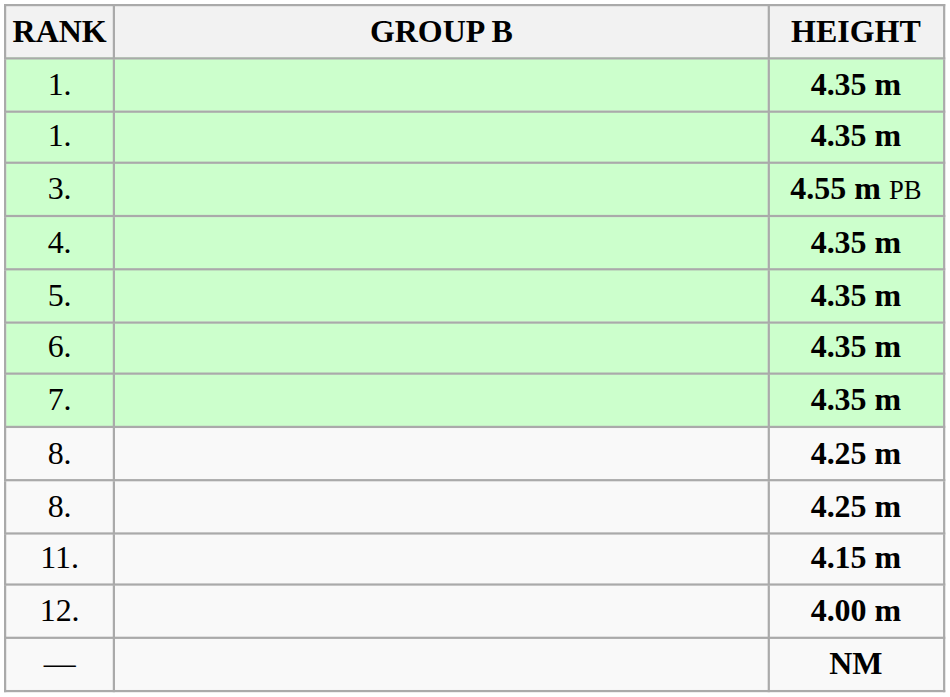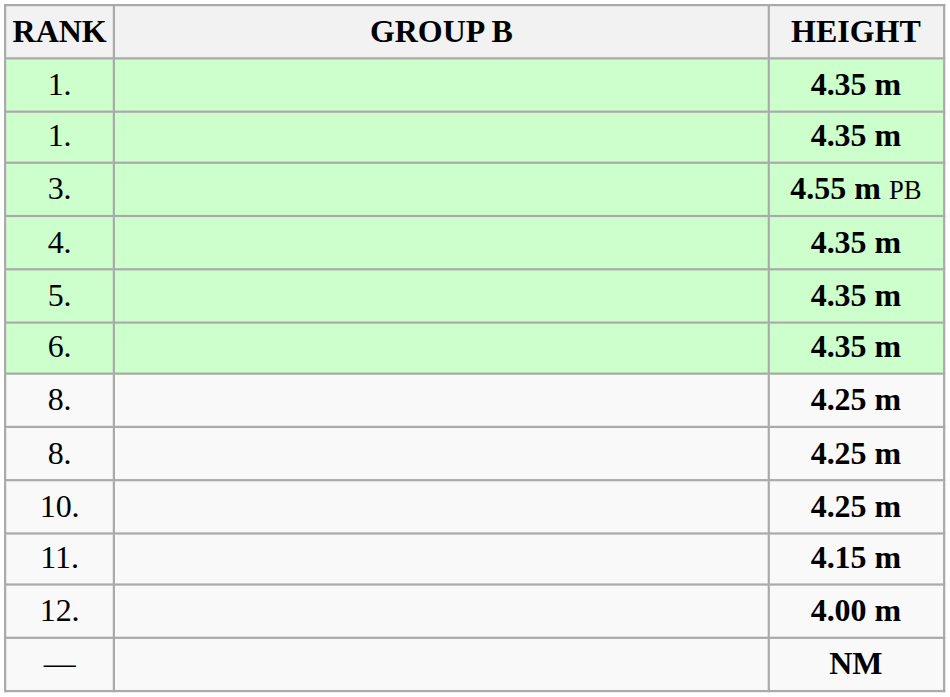- row: (60, 400)
+ row: (60, 505)
